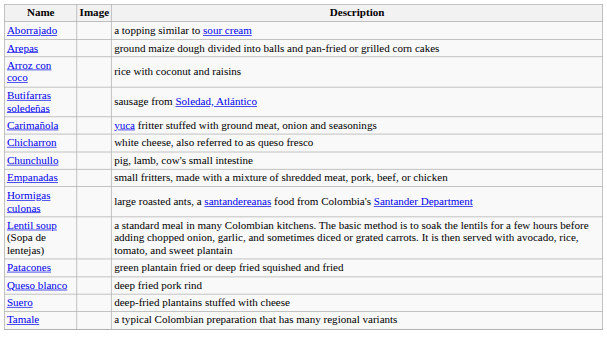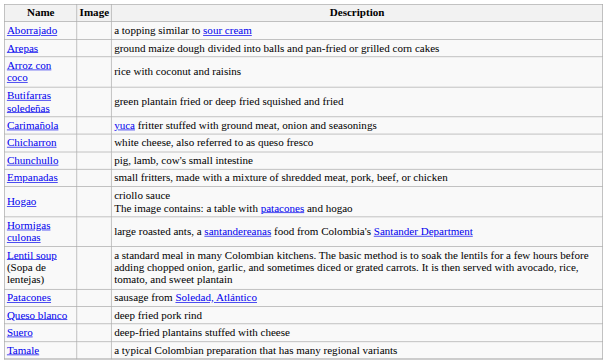(186, 101) sausage from Soledad, Atlántico -> (229, 101) green plantain fried or deep fried squished and fried
+ row: (22, 201)
(229, 267) green plantain fried or deep fried squished and fried -> (186, 297) sausage from Soledad, Atlántico
